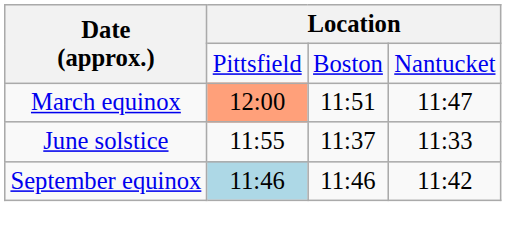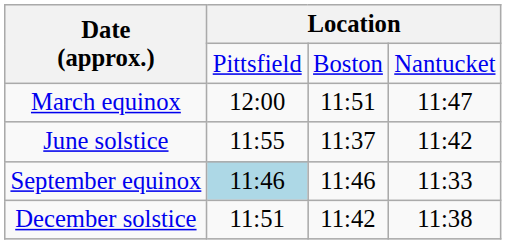(257, 102) lightsalmon background -> (257, 102) no background
(445, 141) 11:33 -> (445, 141) 11:42
(445, 180) 11:42 -> (445, 180) 11:33
+ row: (106, 219)
